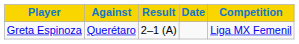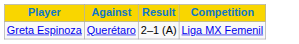- column: (193, 13)
